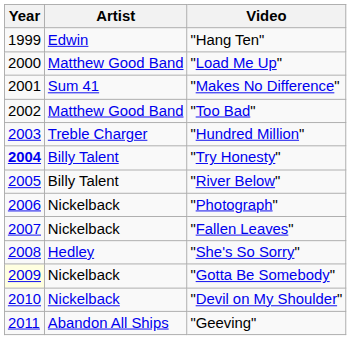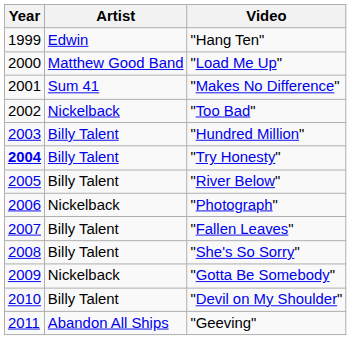(116, 110) Matthew Good Band -> (84, 110) Nickelback
(98, 134) Treble Charger -> (83, 134) Billy Talent
(84, 228) Nickelback -> (83, 228) Billy Talent
(71, 252) Hedley -> (83, 252) Billy Talent
(24, 275) lightyellow background -> (24, 275) no background
(84, 299) Nickelback -> (83, 299) Billy Talent
